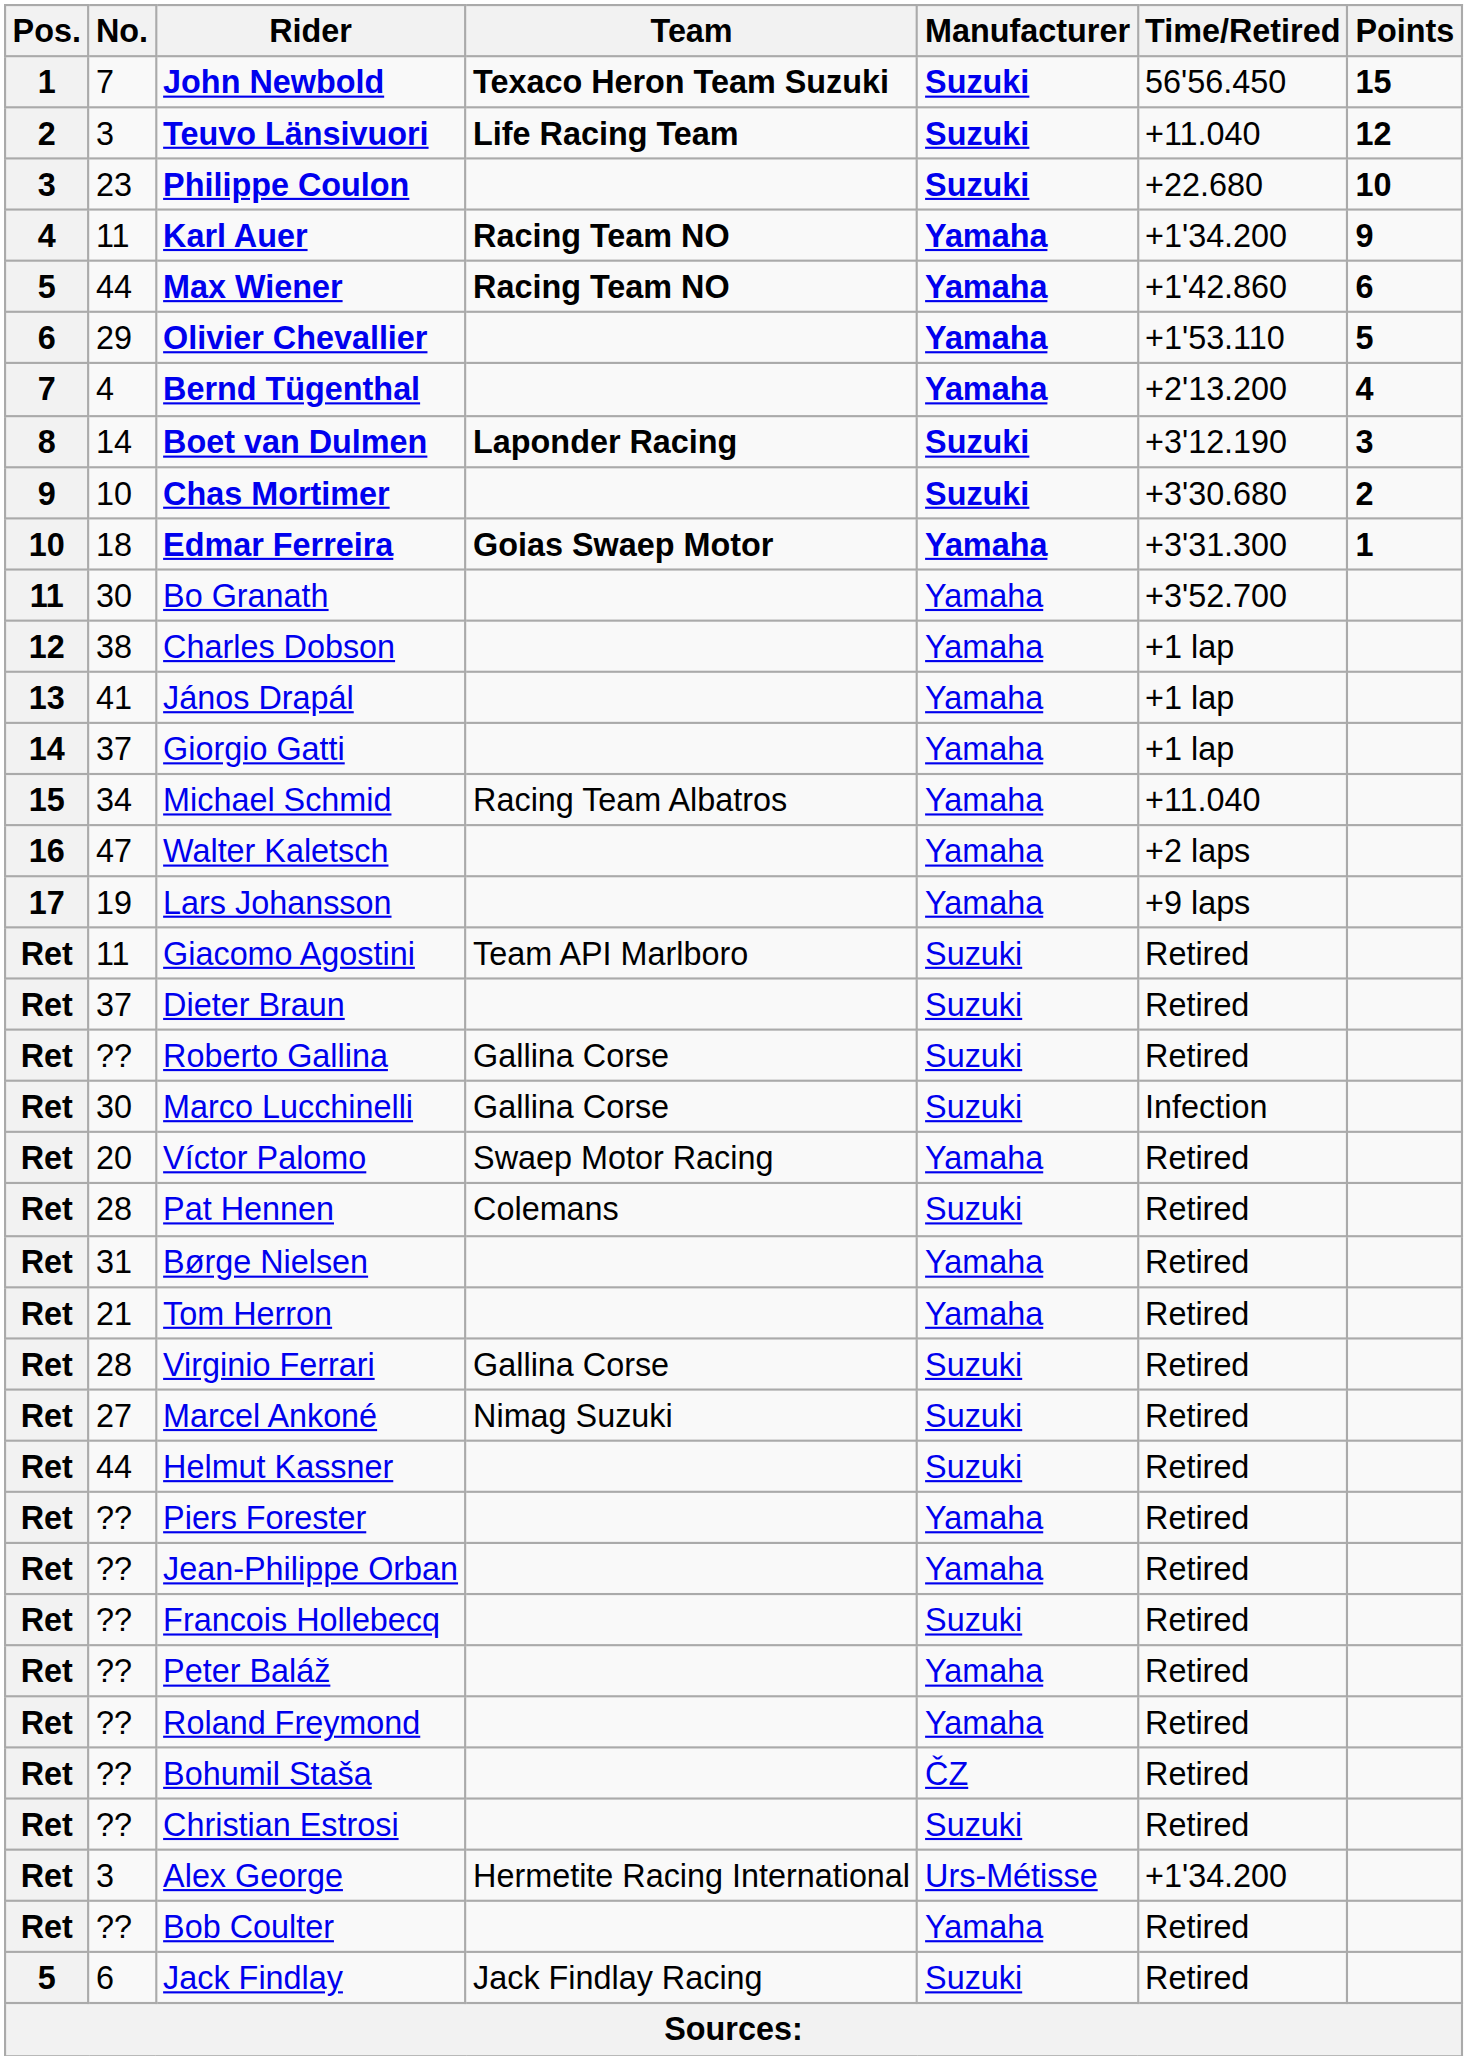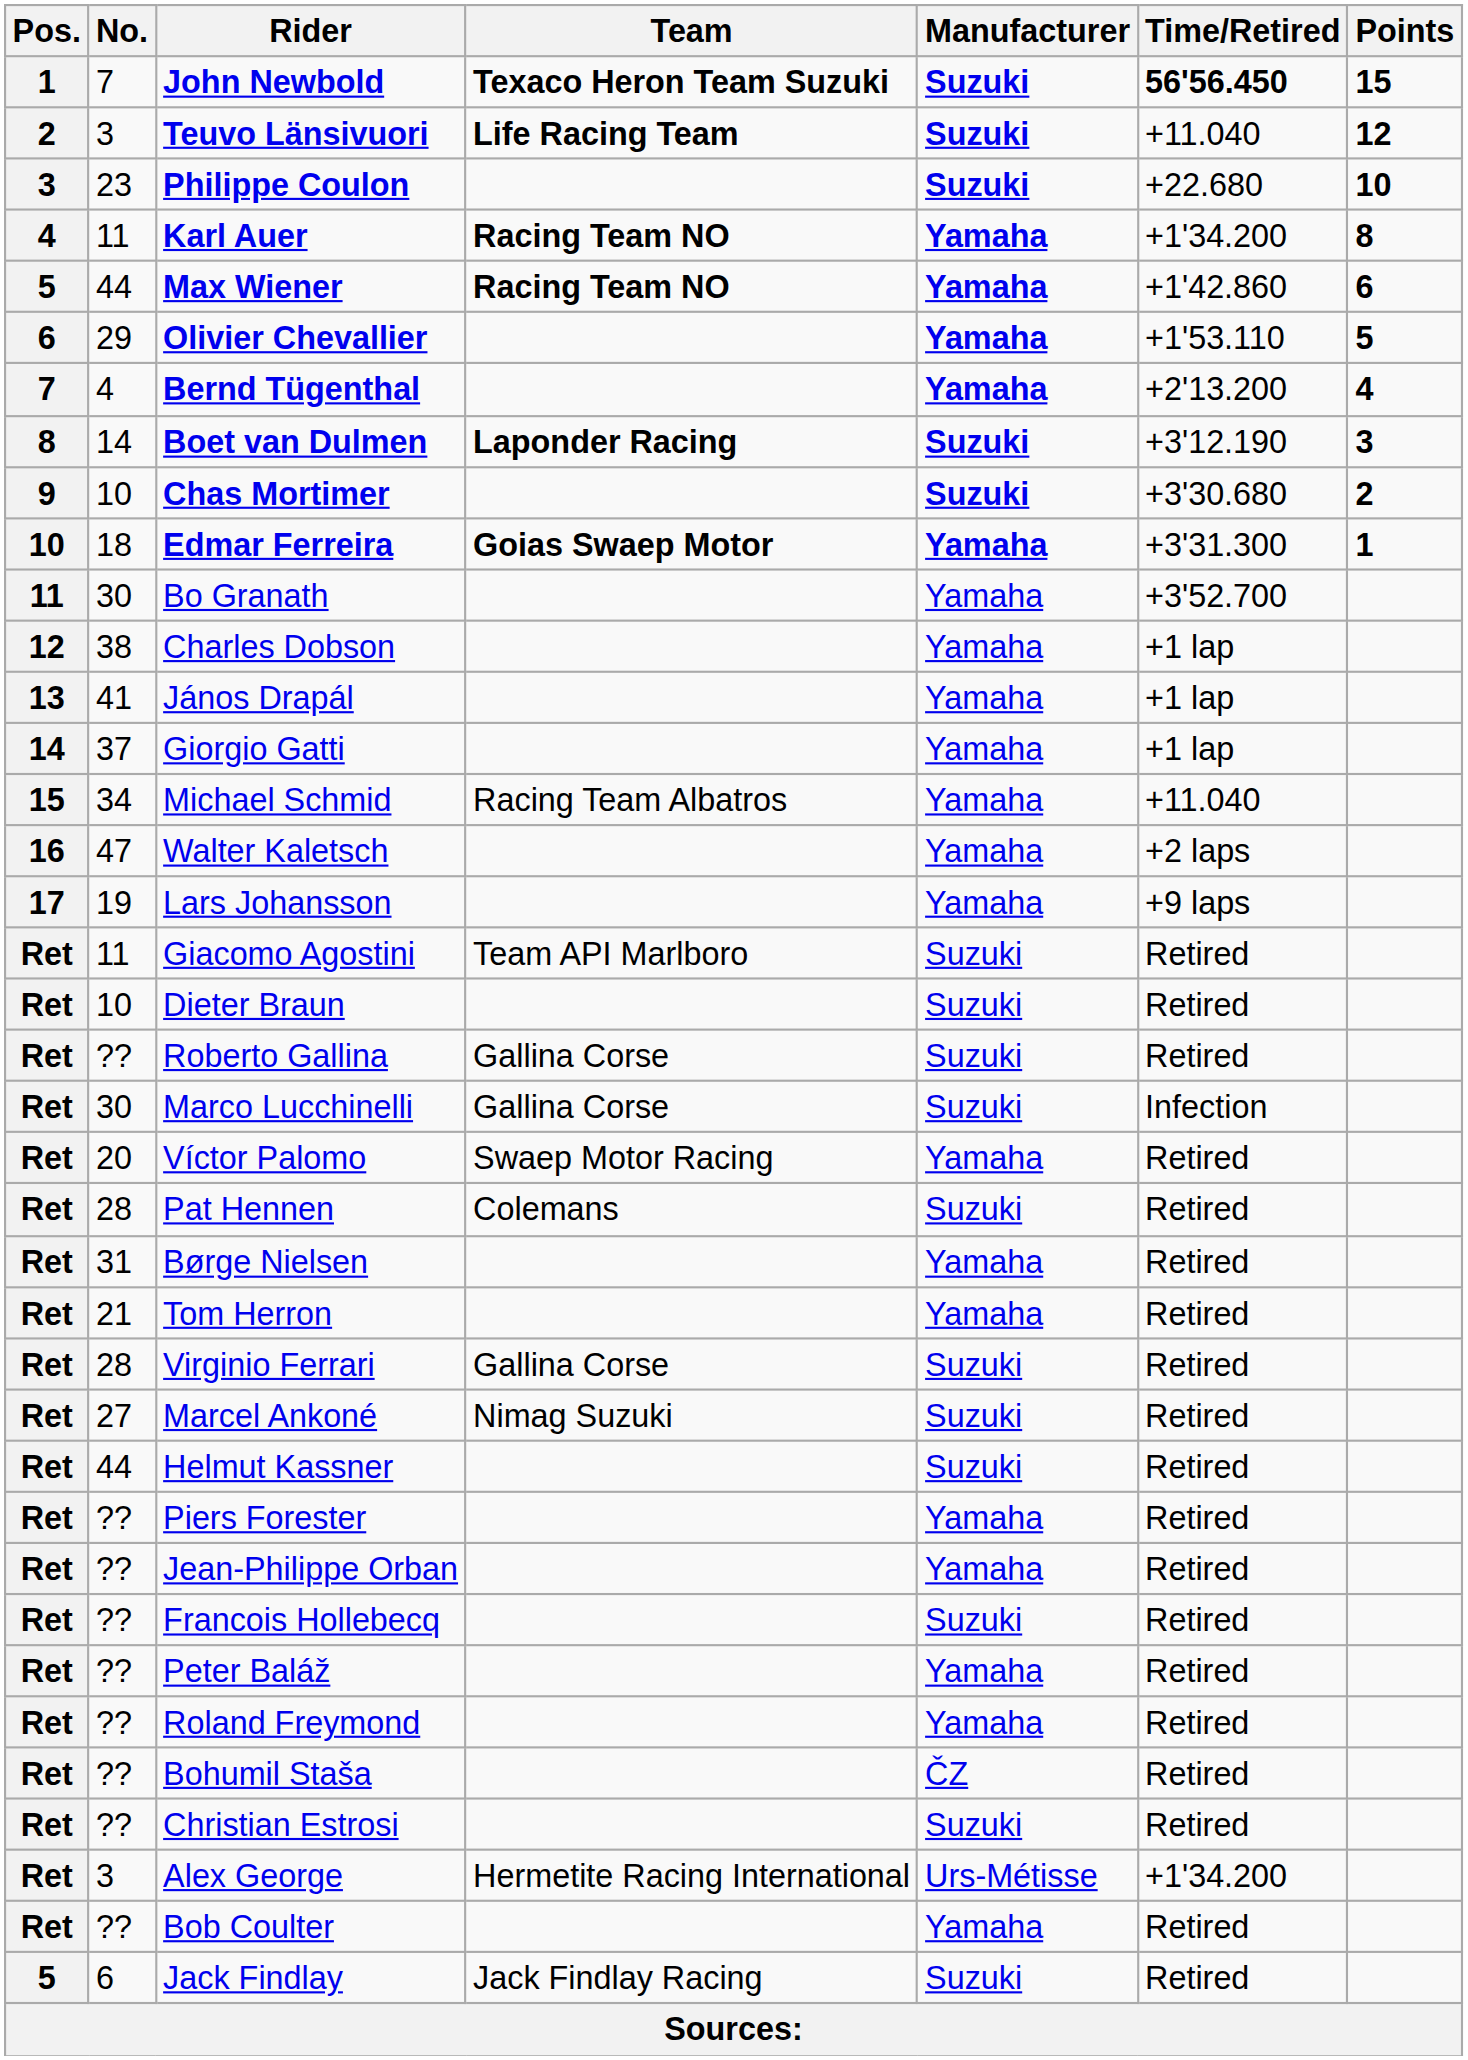(1216, 82) normal -> (1216, 82) bold
(1364, 236) 9 -> (1364, 236) 8
(114, 1005) 37 -> (114, 1005) 10
